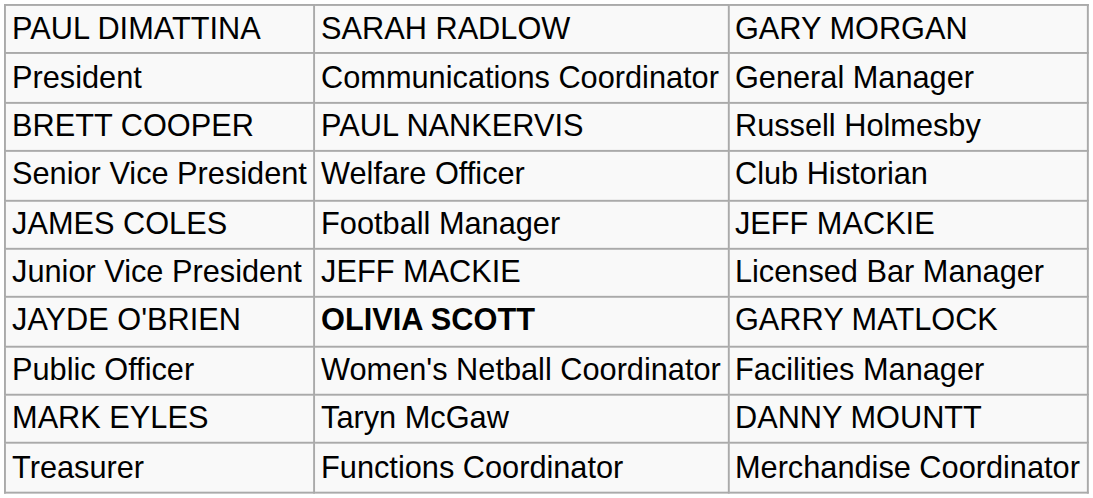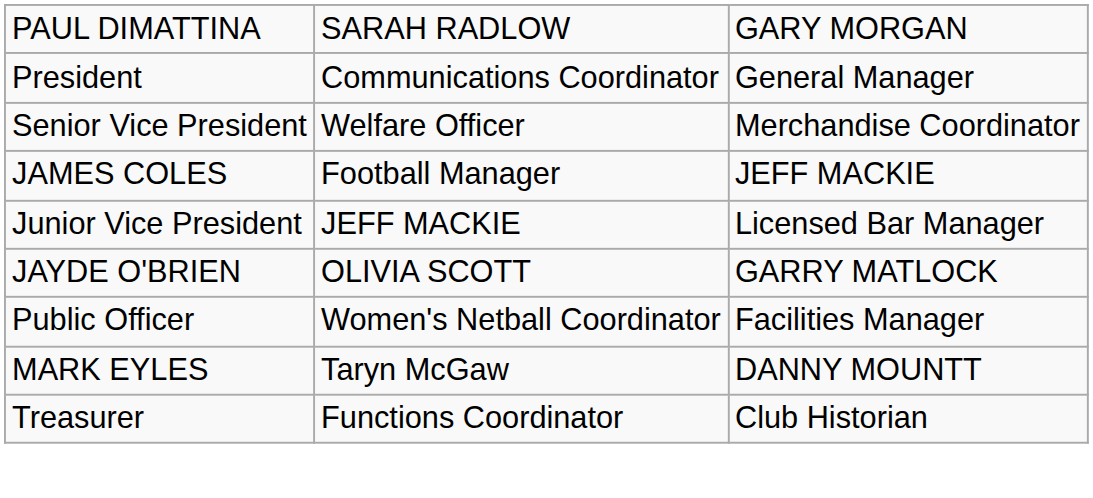- row: (133, 126)
(831, 175) Club Historian -> (907, 126) Merchandise Coordinator
(428, 321) bold -> (426, 272) normal
(907, 467) Merchandise Coordinator -> (831, 418) Club Historian
